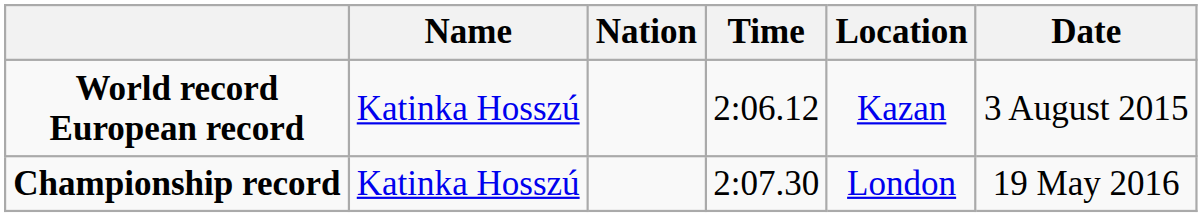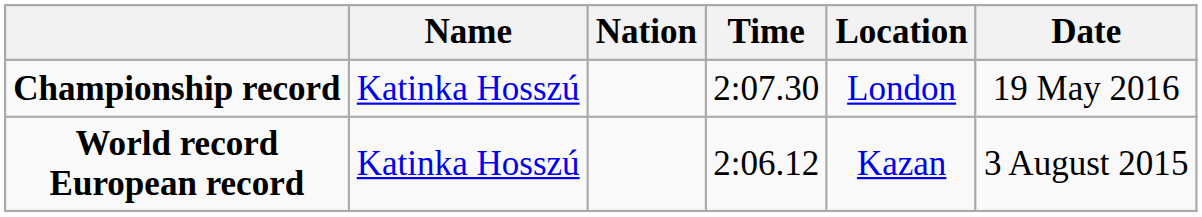rows swapped: (177, 107) <-> (177, 182)
